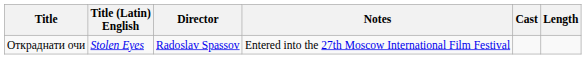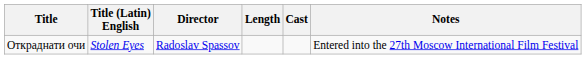columns swapped: (561, 20) <-> (378, 20)
